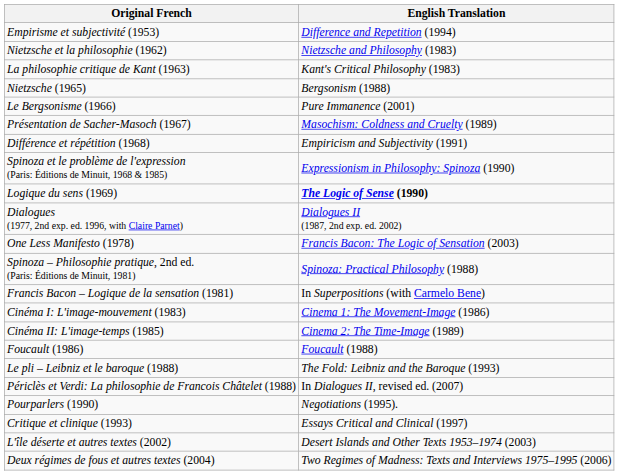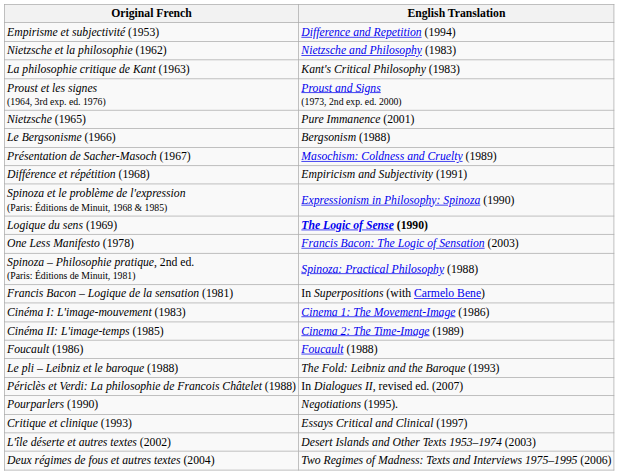+ row: (56, 94)
(346, 87) Bergsonism (1988) -> (358, 119) Pure Immanence (2001)
(358, 106) Pure Immanence (2001) -> (346, 138) Bergsonism (1988)
- row: (95, 218)
